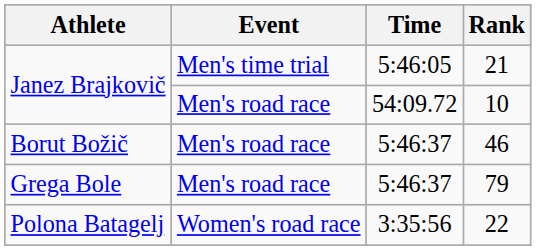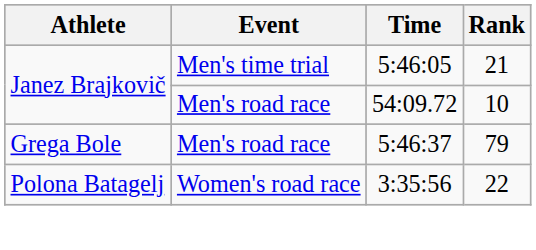- row: (497, 144)
